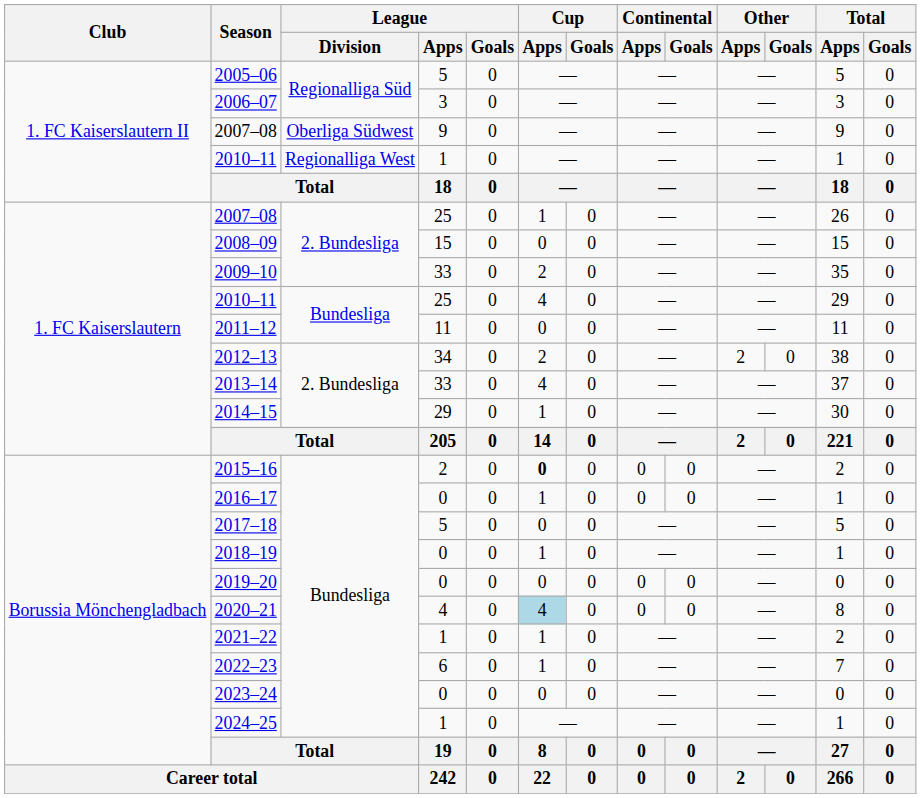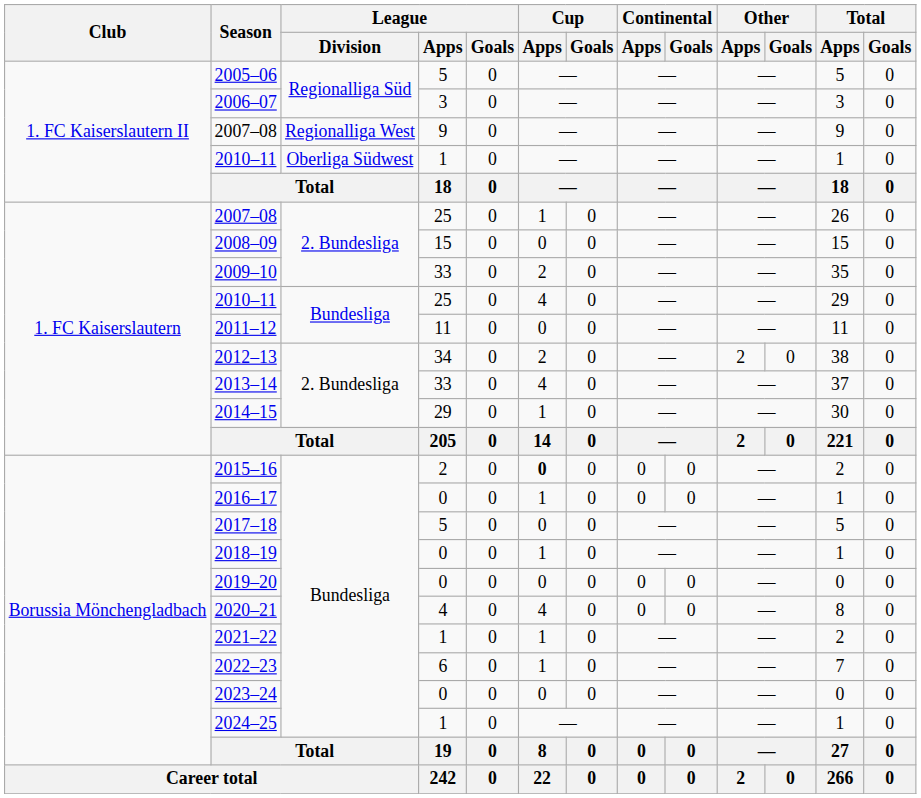(350, 131) Oberliga Südwest -> (350, 131) Regionalliga West
(350, 159) Regionalliga West -> (350, 159) Oberliga Südwest
(542, 610) lightblue background -> (542, 610) no background
